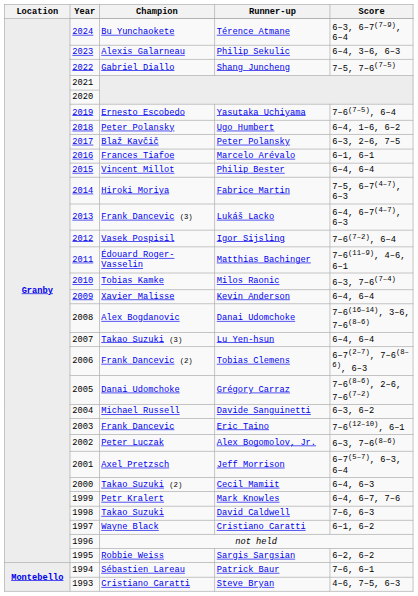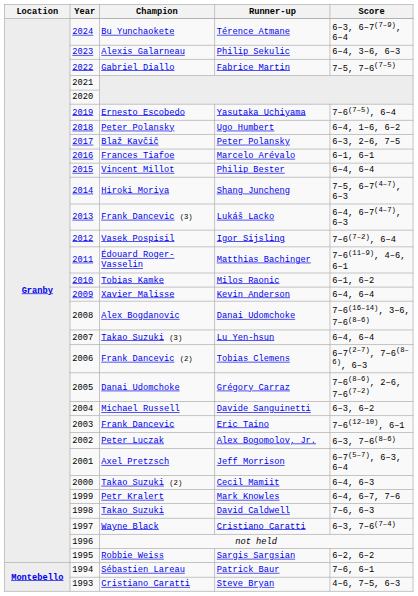(253, 67) Shang Juncheng -> (253, 67) Fabrice Martin
(253, 190) Fabrice Martin -> (253, 190) Shang Juncheng
(364, 281) 6–3, 7–6(7–4) -> (353, 280) 6–1, 6–2
(353, 527) 6–1, 6–2 -> (364, 526) 6–3, 7–6(7–4)
